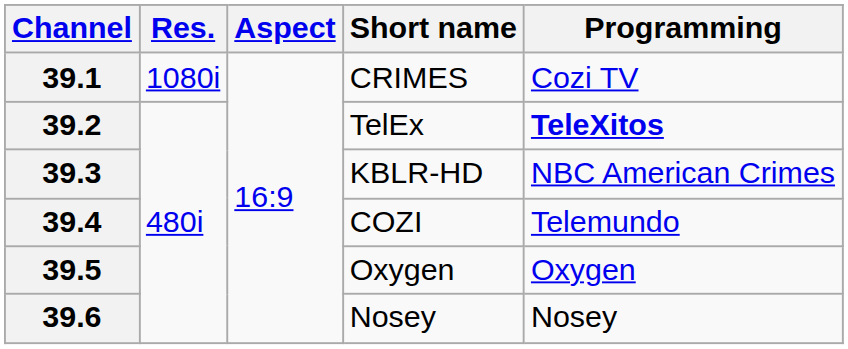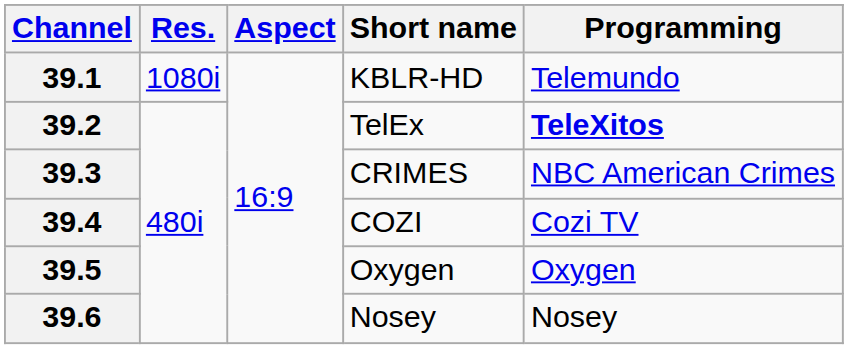(409, 76) CRIMES -> (416, 76) KBLR-HD
(585, 76) Cozi TV -> (605, 76) Telemundo
(416, 173) KBLR-HD -> (409, 173) CRIMES
(605, 221) Telemundo -> (585, 221) Cozi TV
